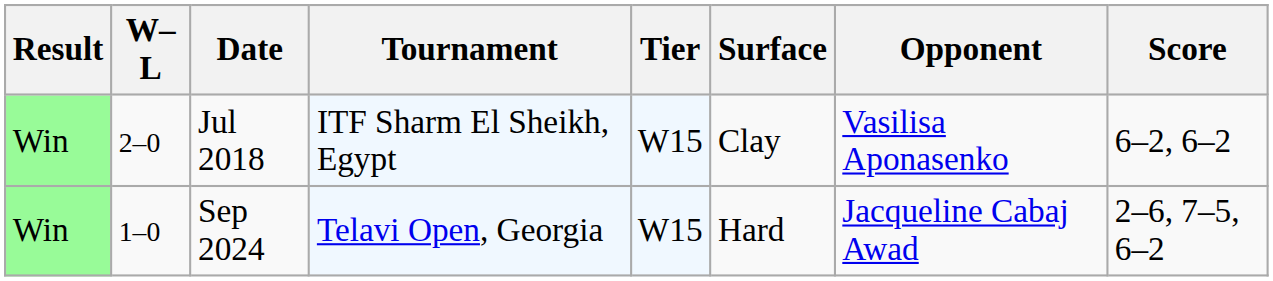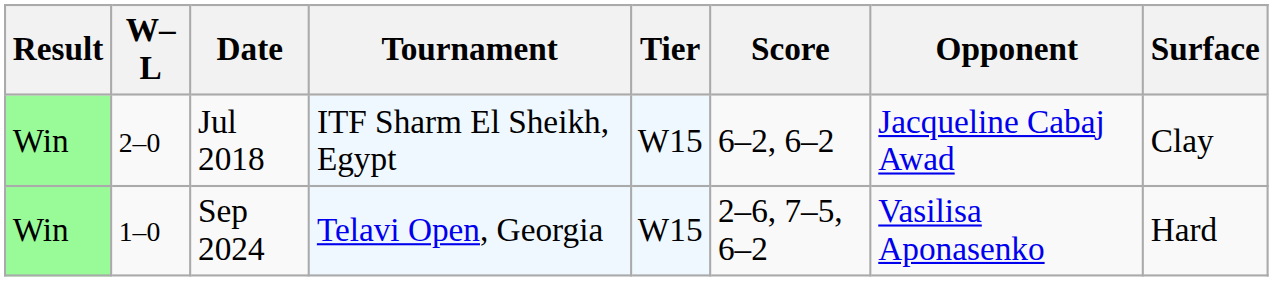columns swapped: (772, 49) <-> (1187, 49)
(925, 139) Vasilisa Aponasenko -> (991, 139) Jacqueline Cabaj Awad
(956, 230) Jacqueline Cabaj Awad -> (961, 230) Vasilisa Aponasenko
